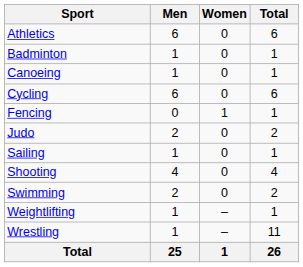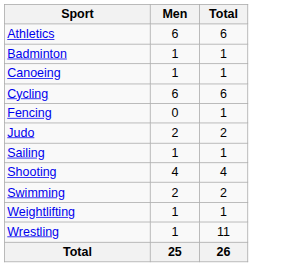- column: (224, 14)
